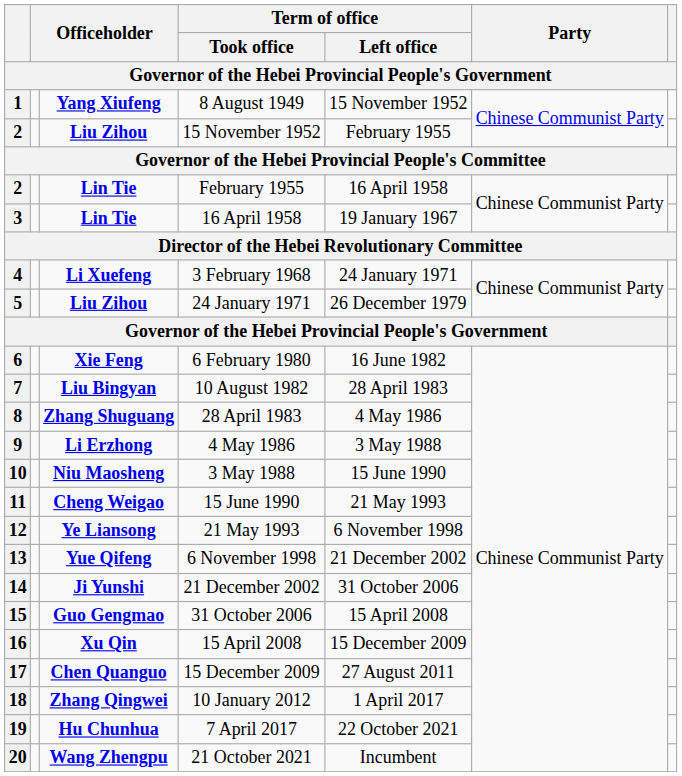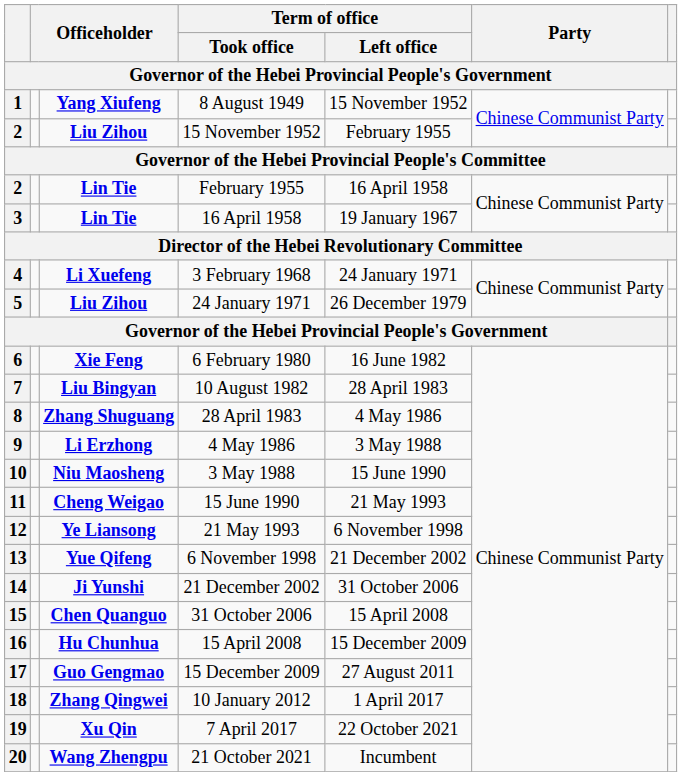(109, 615) Guo Gengmao -> (109, 615) Chen Quanguo
(109, 643) Xu Qin -> (109, 643) Hu Chunhua
(109, 672) Chen Quanguo -> (109, 672) Guo Gengmao
(109, 729) Hu Chunhua -> (109, 729) Xu Qin
